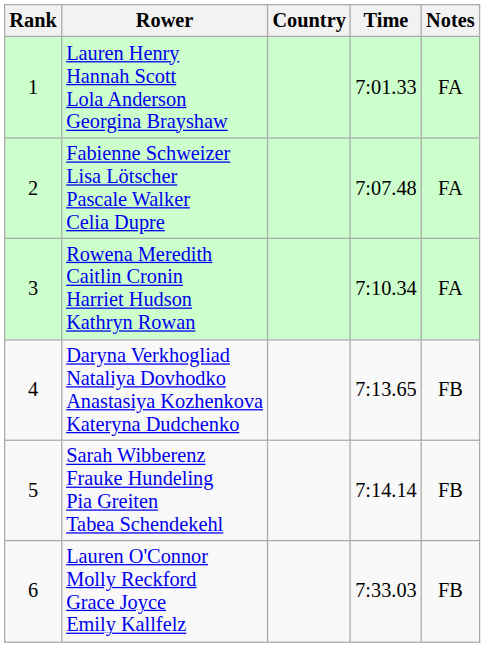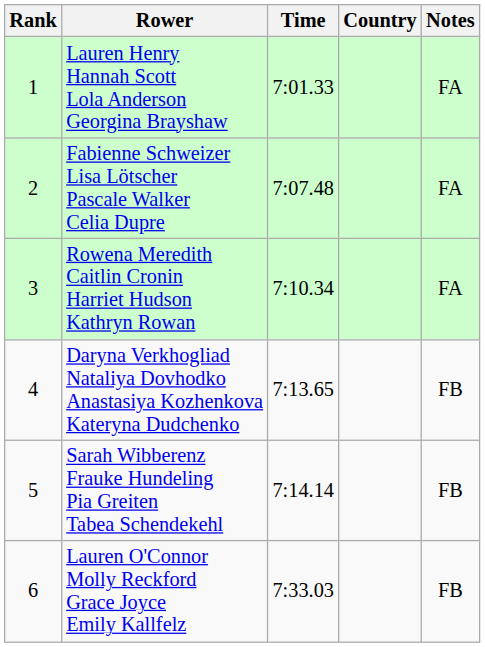columns swapped: (309, 20) <-> (386, 20)
